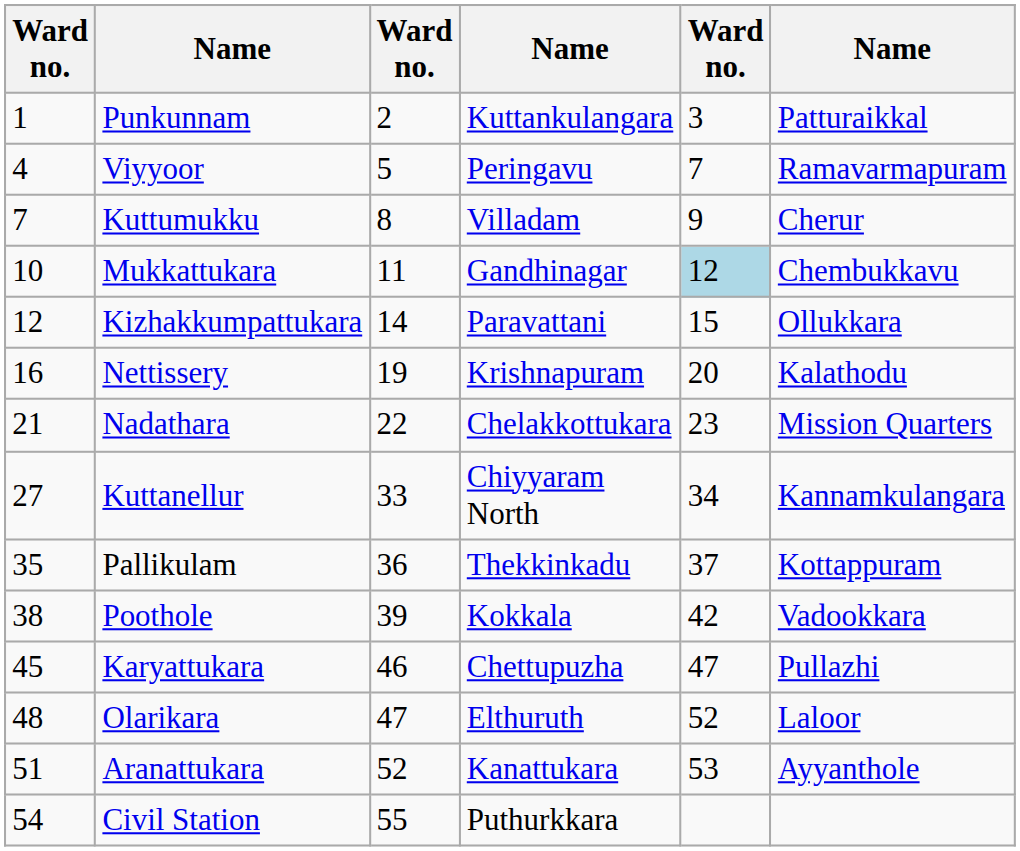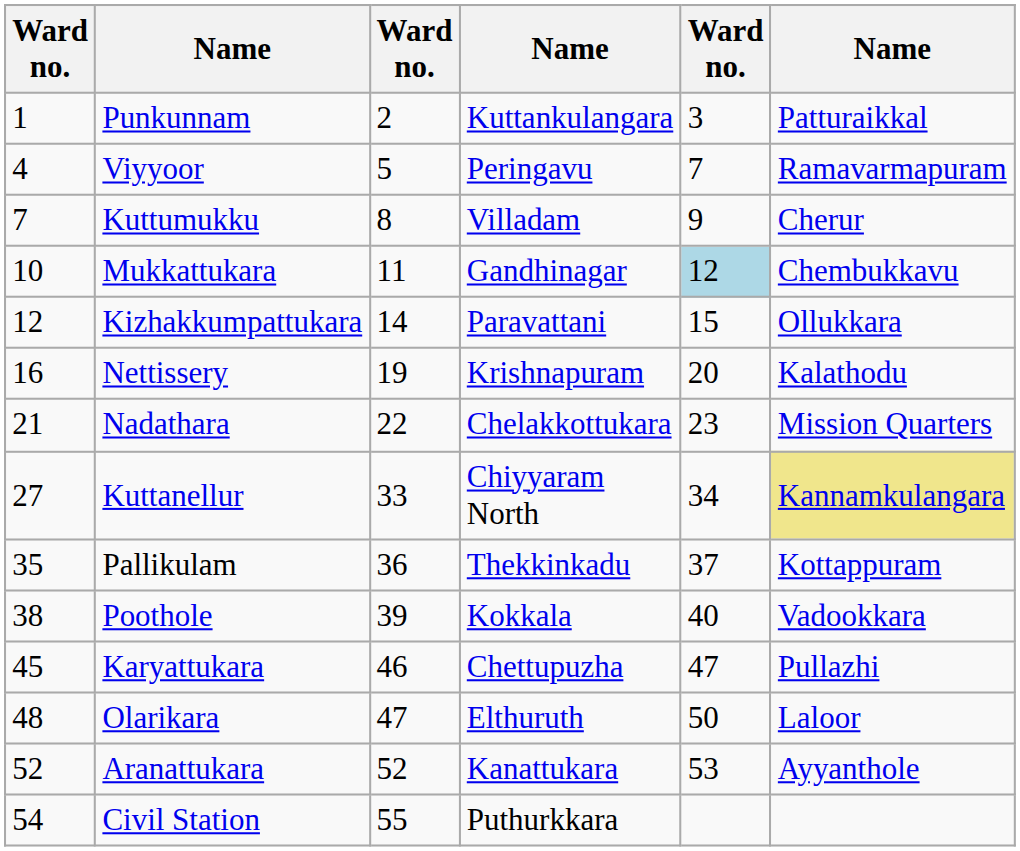(891, 494) no background -> (891, 494) khaki background
(703, 614) 42 -> (703, 614) 40
(703, 717) 52 -> (703, 717) 50
(28, 768) 51 -> (28, 768) 52
